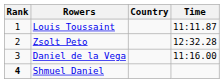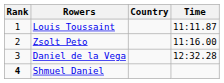(195, 41) 12:32.28 -> (195, 41) 11:16.00
(195, 56) 11:16.00 -> (195, 56) 12:32.28
